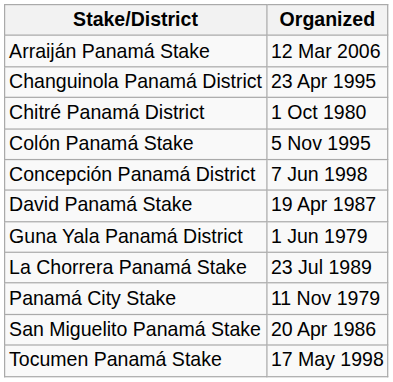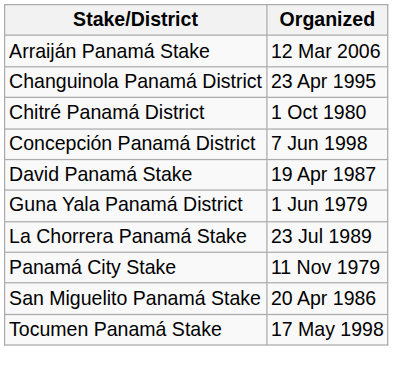- row: (101, 143)
